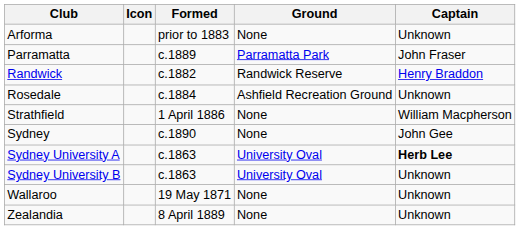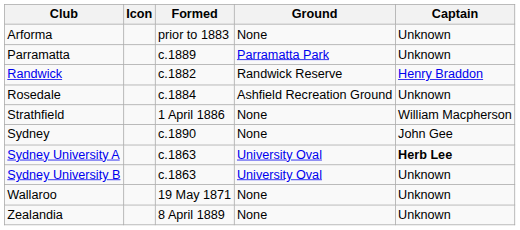(432, 54) John Fraser -> (424, 54) Unknown
